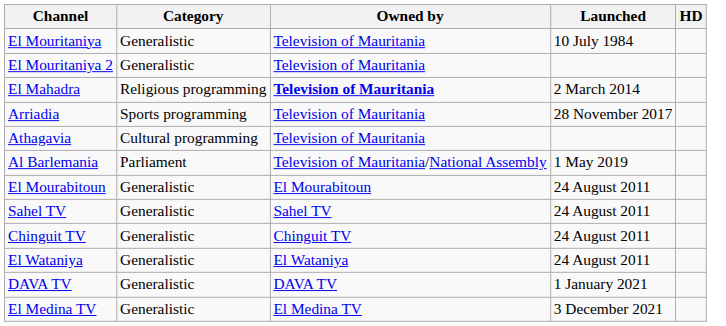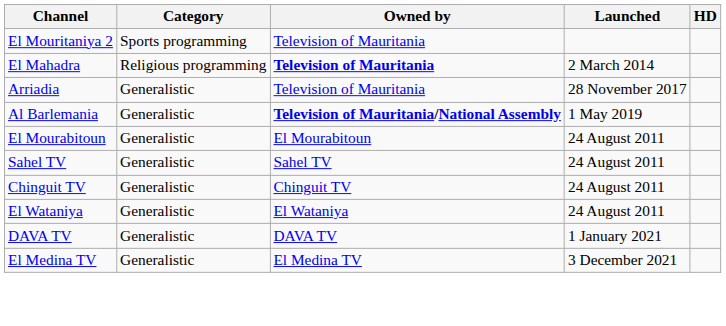- row: (55, 41)
(157, 65) Generalistic -> (183, 41) Sports programming
(183, 114) Sports programming -> (157, 89) Generalistic
- row: (40, 138)
(153, 162) Parliament -> (157, 114) Generalistic
(410, 162) normal -> (417, 114) bold
